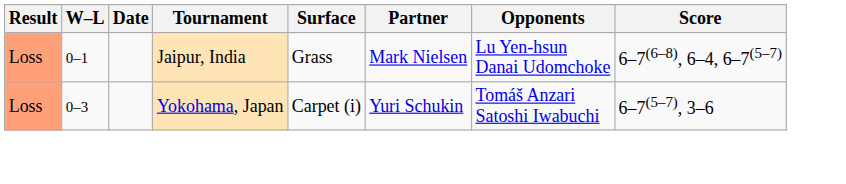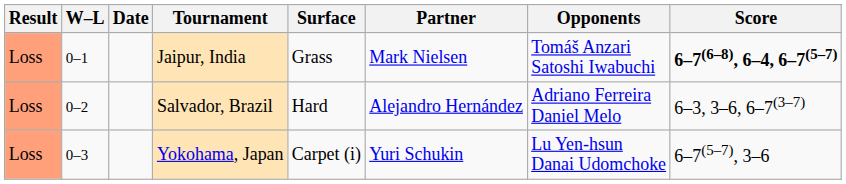(543, 57) Lu Yen-hsun Danai Udomchoke -> (593, 57) Tomáš Anzari Satoshi Iwabuchi
(700, 57) normal -> (756, 57) bold
+ row: (215, 105)
(537, 105) Tomáš Anzari Satoshi Iwabuchi -> (599, 154) Lu Yen-hsun Danai Udomchoke
